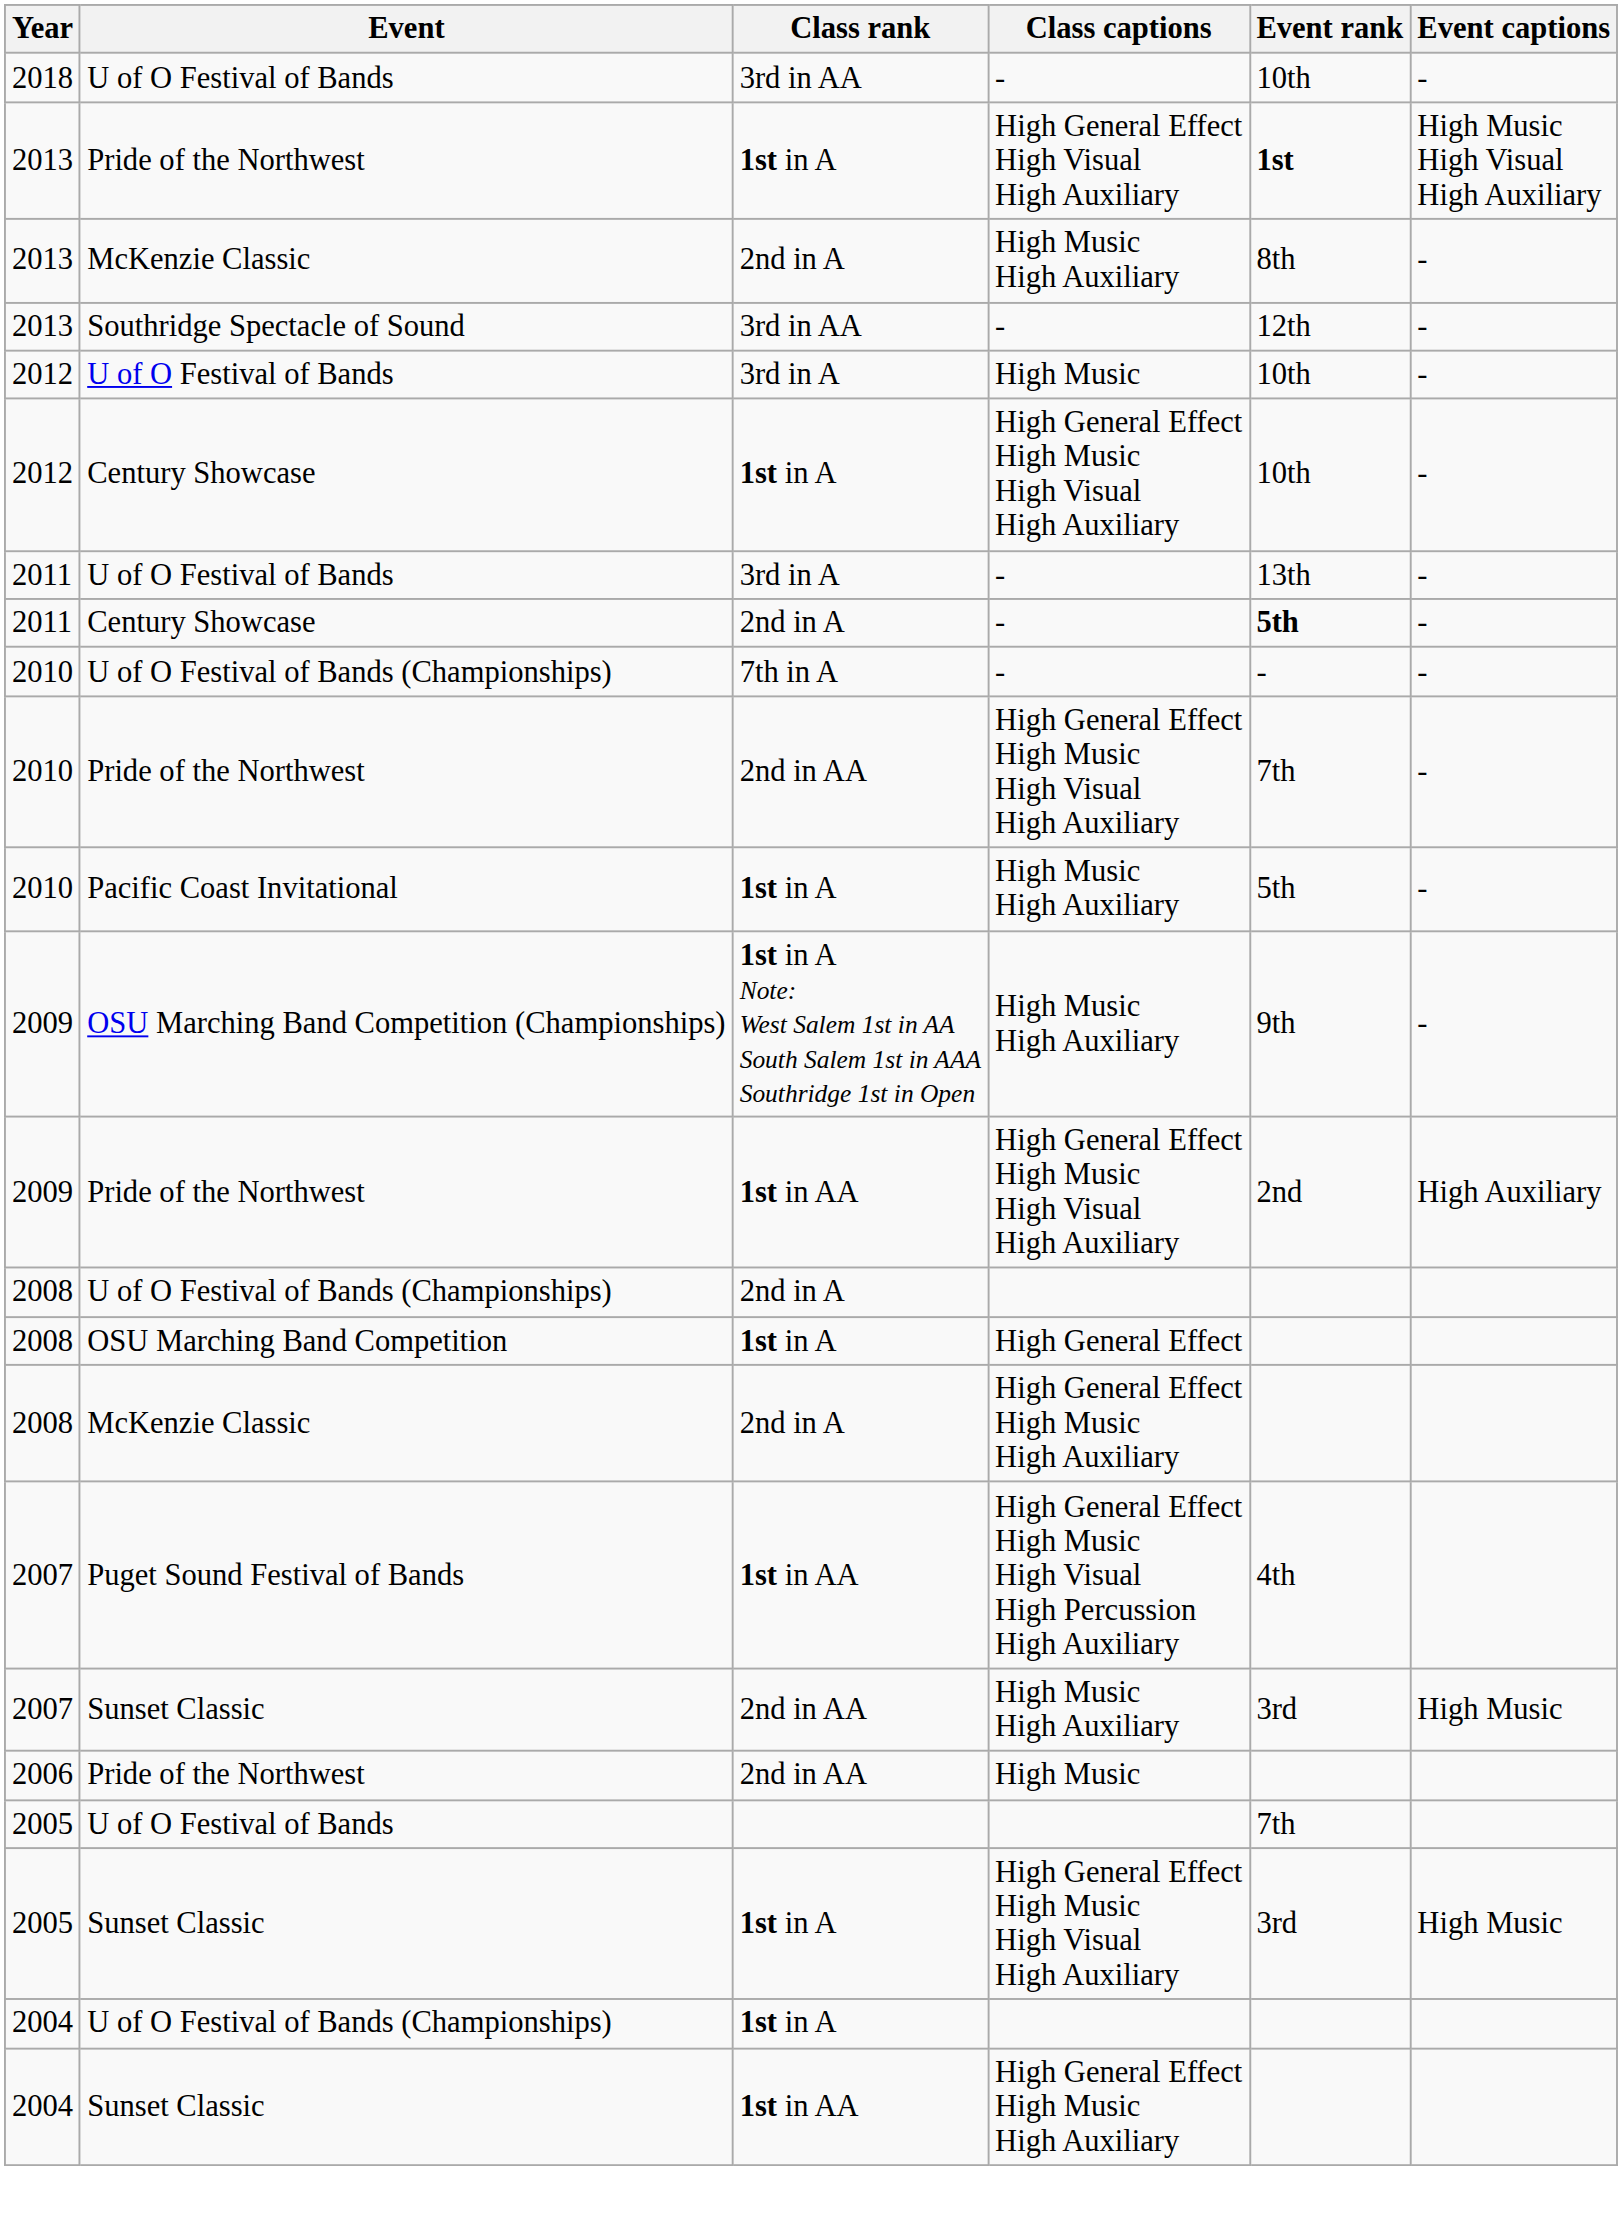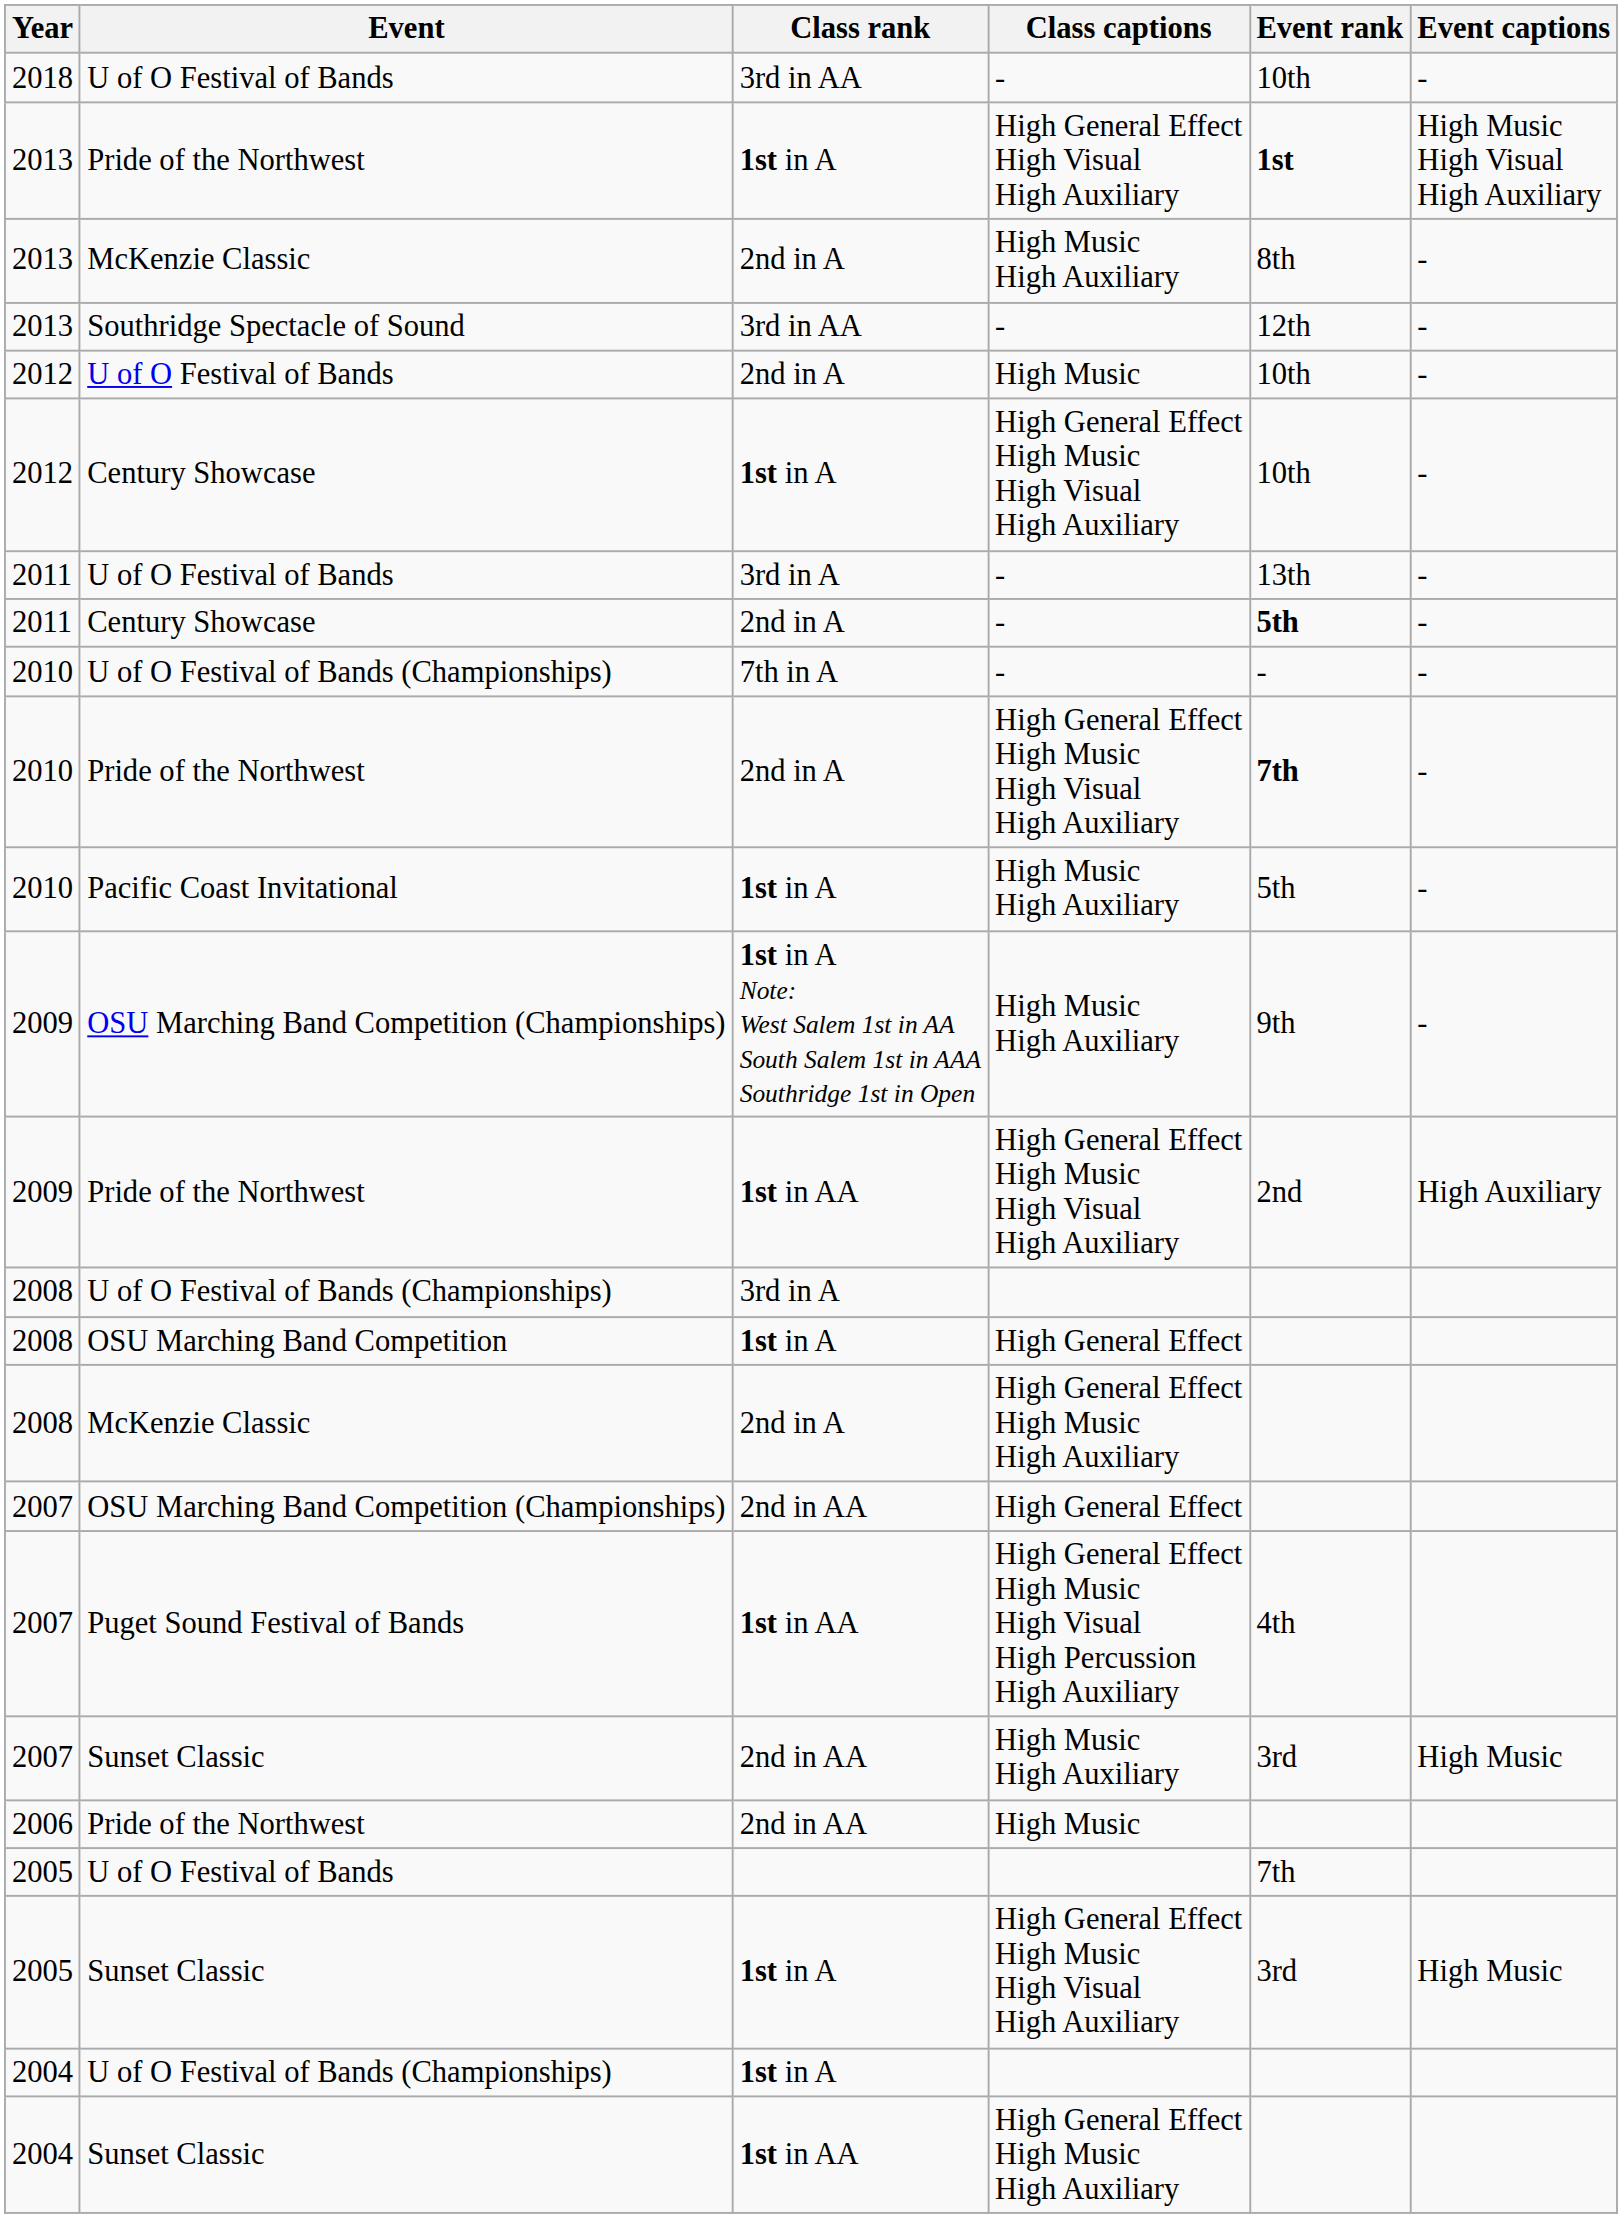(790, 374) 3rd in A -> (792, 374) 2nd in A
(803, 771) 2nd in AA -> (792, 771) 2nd in A
(1276, 771) normal -> (1278, 771) bold
(792, 1291) 2nd in A -> (790, 1291) 3rd in A
+ row: (43, 1505)
